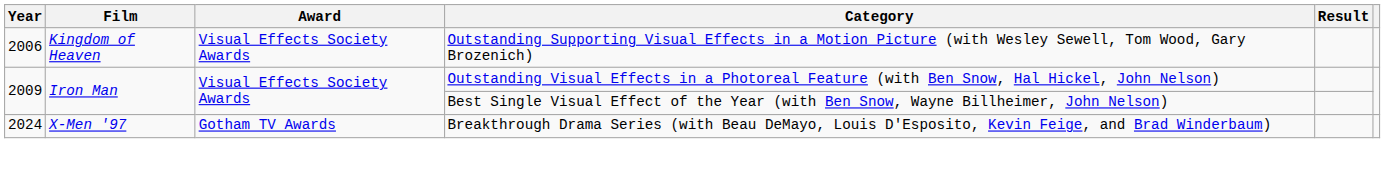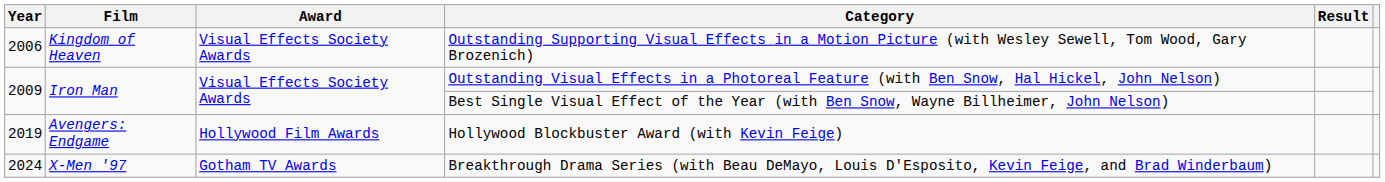+ row: (646, 134)
